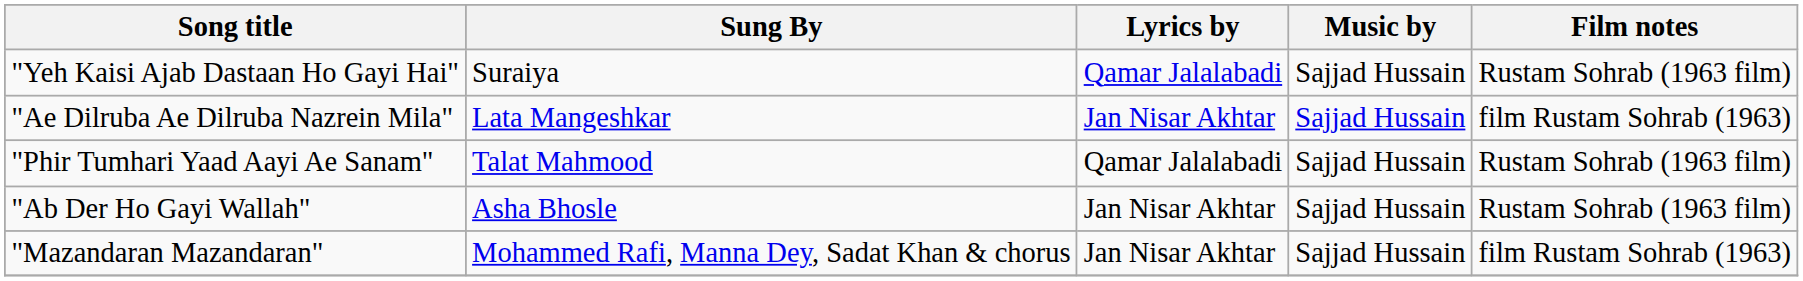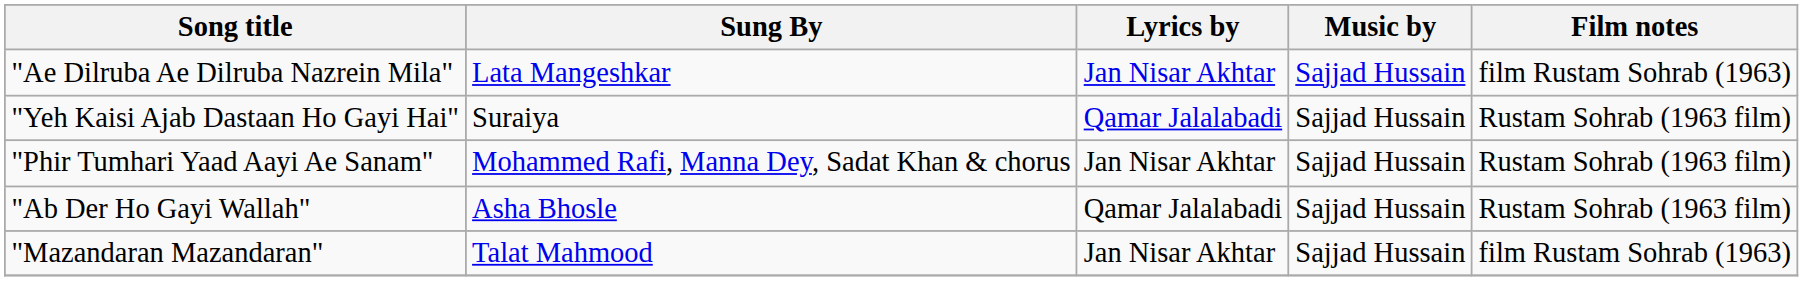rows swapped: (232, 117) <-> (235, 72)
(562, 162) Talat Mahmood -> (771, 162) Mohammed Rafi, Manna Dey, Sadat Khan & chorus
(1183, 162) Qamar Jalalabadi -> (1179, 162) Jan Nisar Akhtar
(1179, 207) Jan Nisar Akhtar -> (1183, 207) Qamar Jalalabadi
(771, 252) Mohammed Rafi, Manna Dey, Sadat Khan & chorus -> (562, 252) Talat Mahmood
